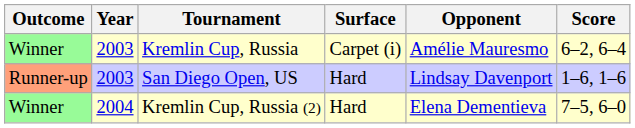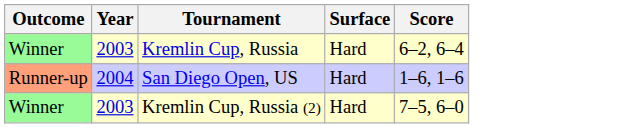- column: (481, 19)
(365, 48) Carpet (i) -> (348, 48) Hard
(115, 78) 2003 -> (115, 78) 2004
(115, 107) 2004 -> (115, 107) 2003
